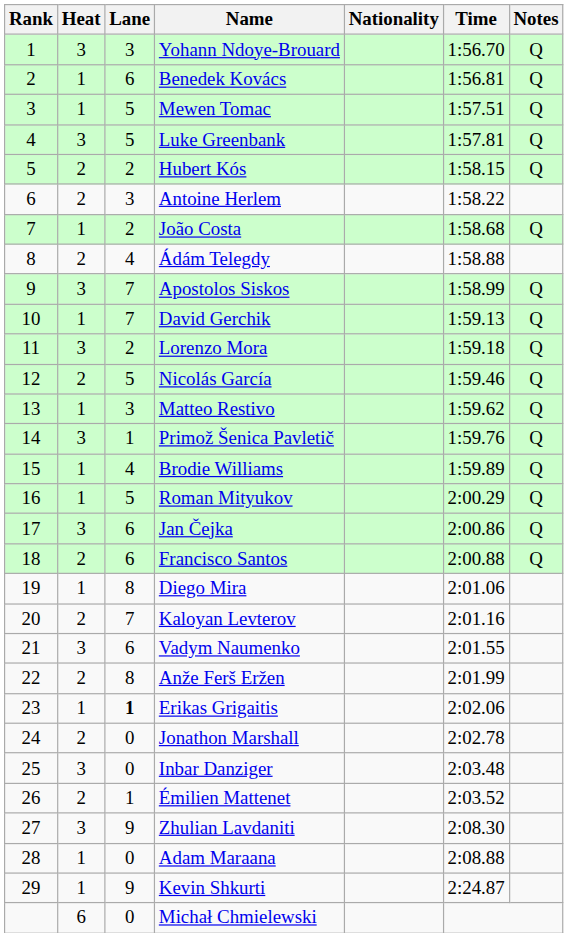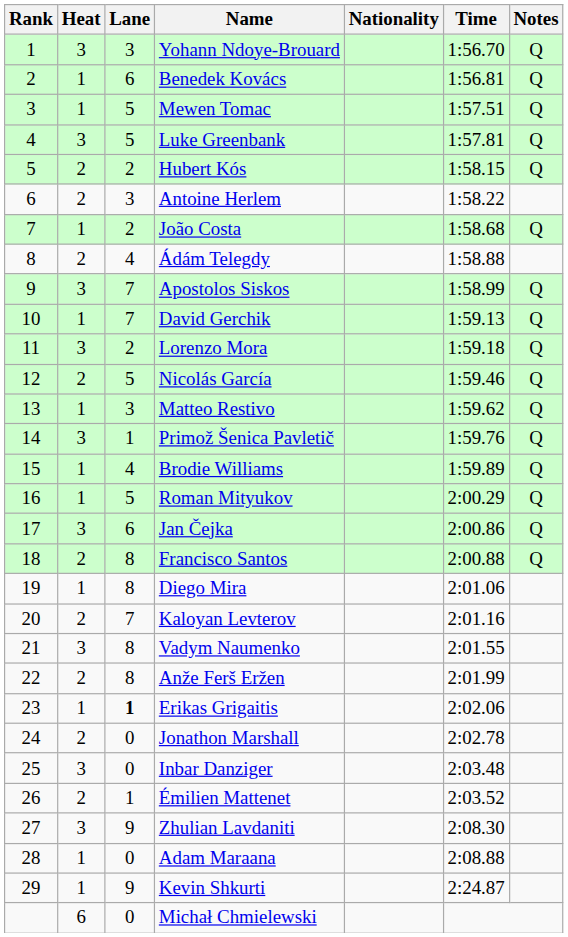(130, 558) 6 -> (130, 558) 8
(130, 648) 6 -> (130, 648) 8
